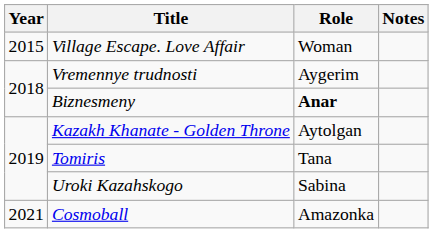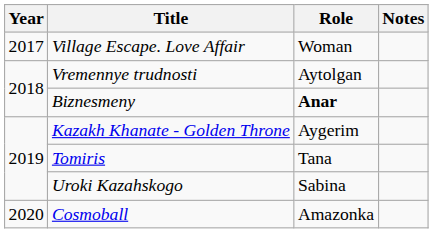(26, 46) 2015 -> (26, 46) 2017
(328, 74) Aygerim -> (330, 74) Aytolgan
(330, 130) Aytolgan -> (328, 130) Aygerim
(26, 213) 2021 -> (26, 213) 2020
